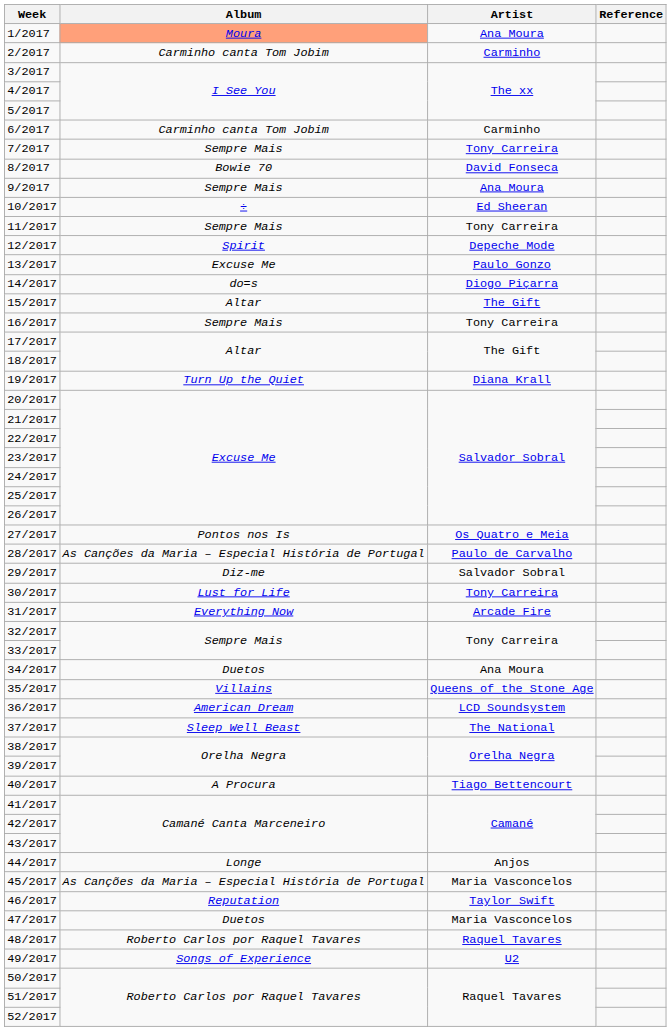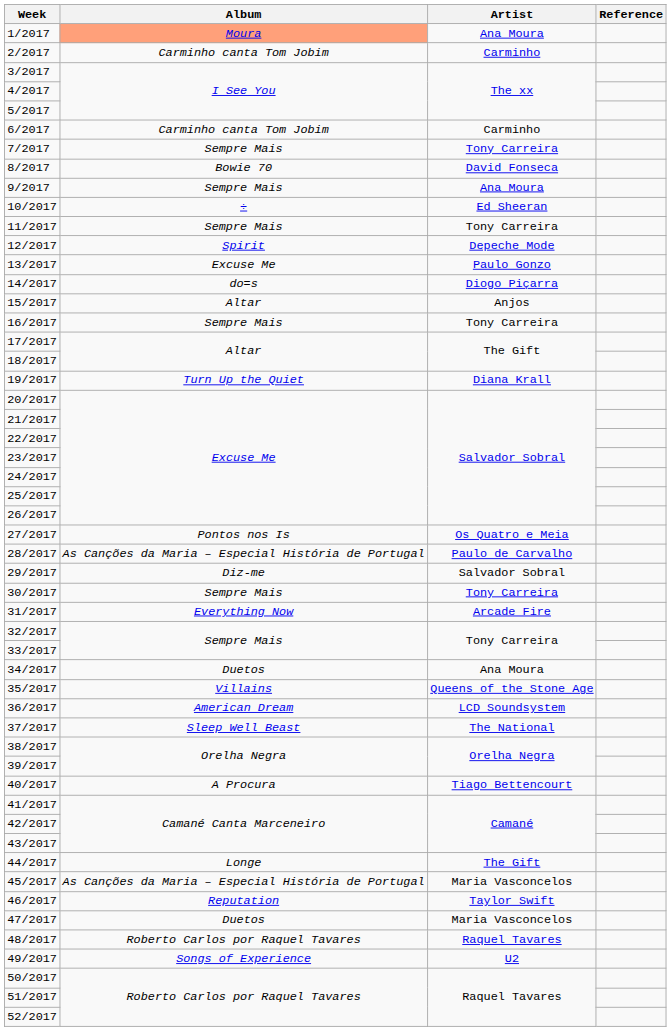(512, 303) The Gift -> (512, 303) Anjos
(244, 593) Lust for Life -> (244, 593) Sempre Mais
(512, 862) Anjos -> (512, 862) The Gift
